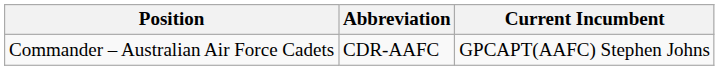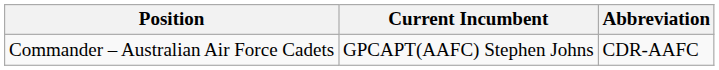columns swapped: (397, 19) <-> (585, 19)
